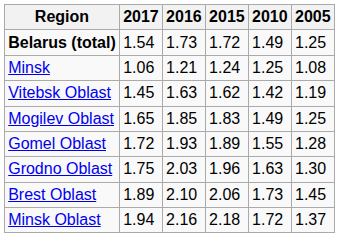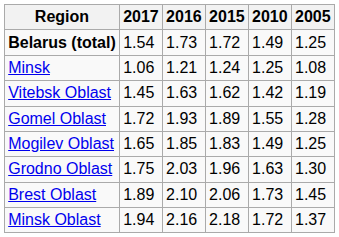rows swapped: (61, 118) <-> (57, 144)
